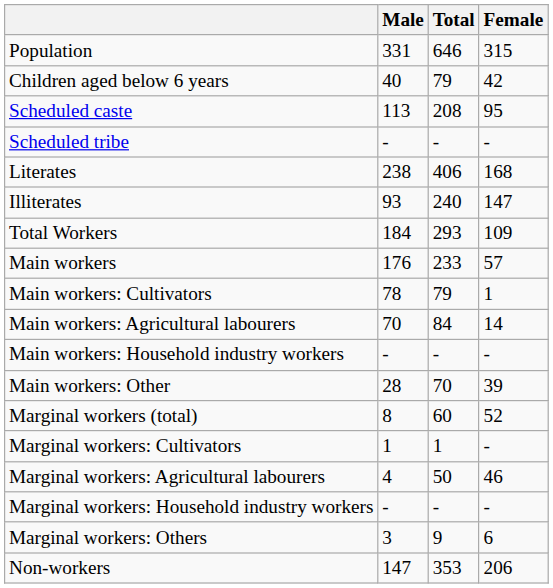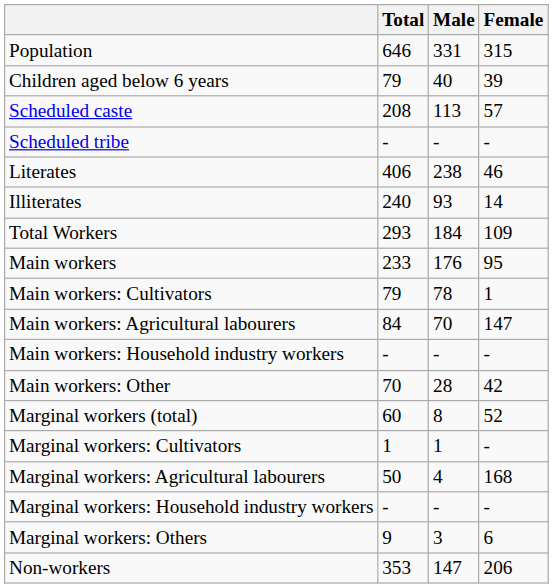columns swapped: (454, 19) <-> (403, 19)
(493, 80) 42 -> (493, 80) 39
(493, 111) 95 -> (493, 111) 57
(498, 171) 168 -> (493, 171) 46
(498, 202) 147 -> (493, 202) 14
(493, 263) 57 -> (493, 263) 95
(493, 324) 14 -> (498, 324) 147
(493, 385) 39 -> (493, 385) 42
(493, 476) 46 -> (498, 476) 168
